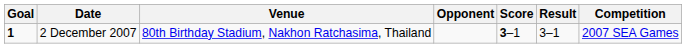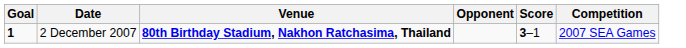- column: (558, 14)
(287, 33) normal -> (296, 33) bold
